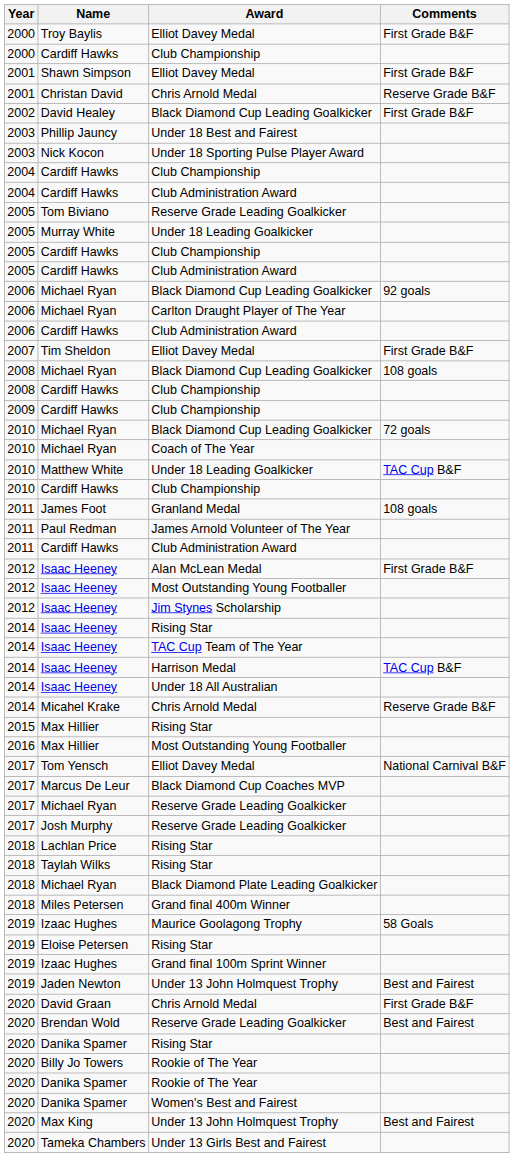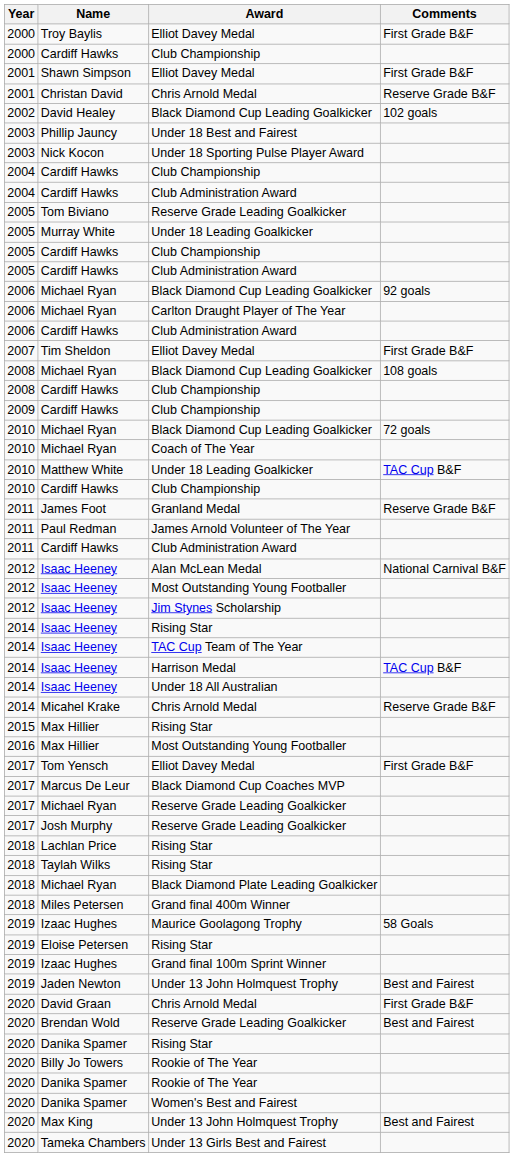(428, 113) First Grade B&F -> (410, 113) 102 goals
(410, 509) 108 goals -> (439, 509) Reserve Grade B&F
(428, 568) First Grade B&F -> (445, 568) National Carnival B&F
(445, 766) National Carnival B&F -> (428, 766) First Grade B&F
